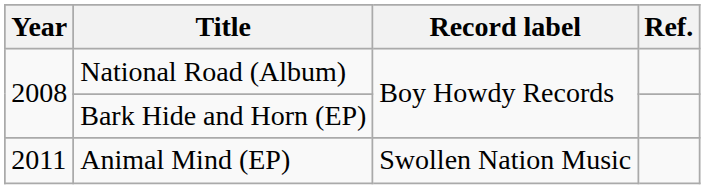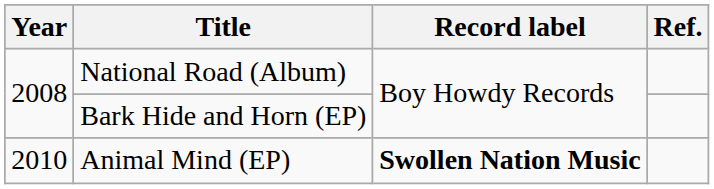(39, 159) 2011 -> (39, 159) 2010
(505, 159) normal -> (510, 159) bold
